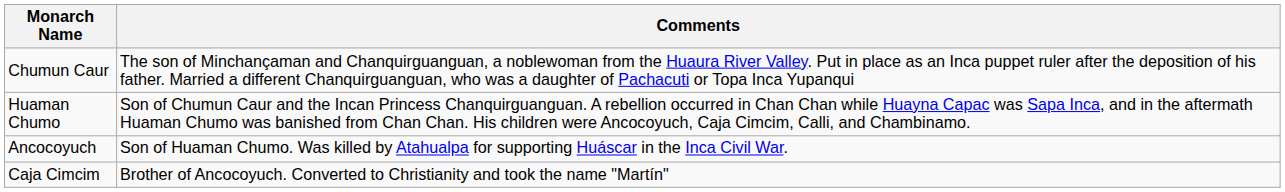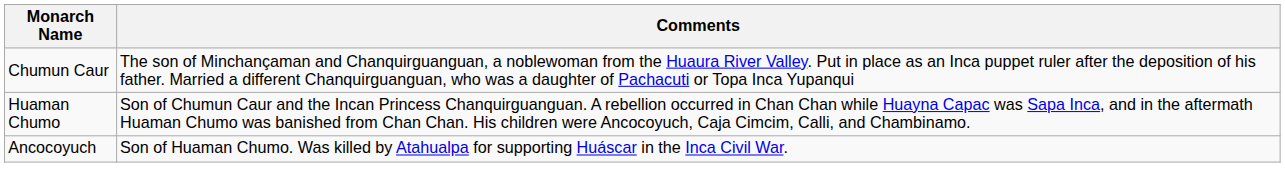- row: (54, 174)
